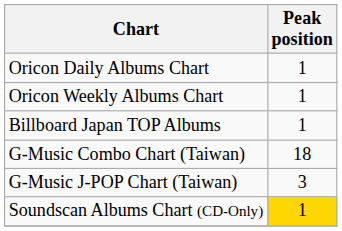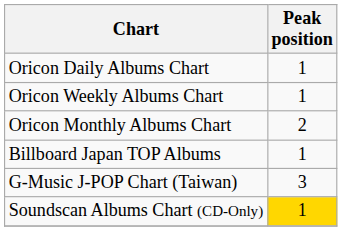+ row: (120, 125)
- row: (127, 153)
